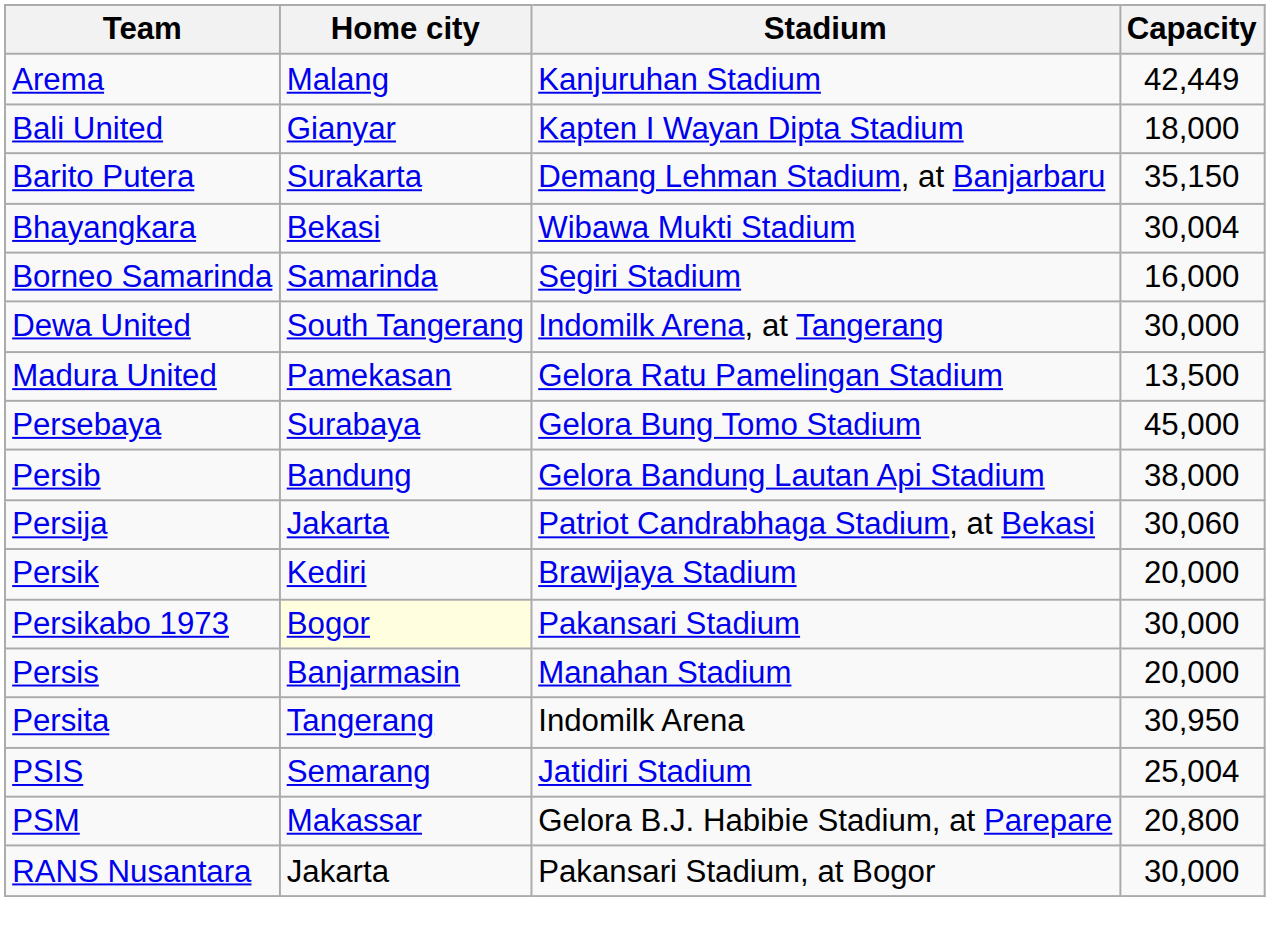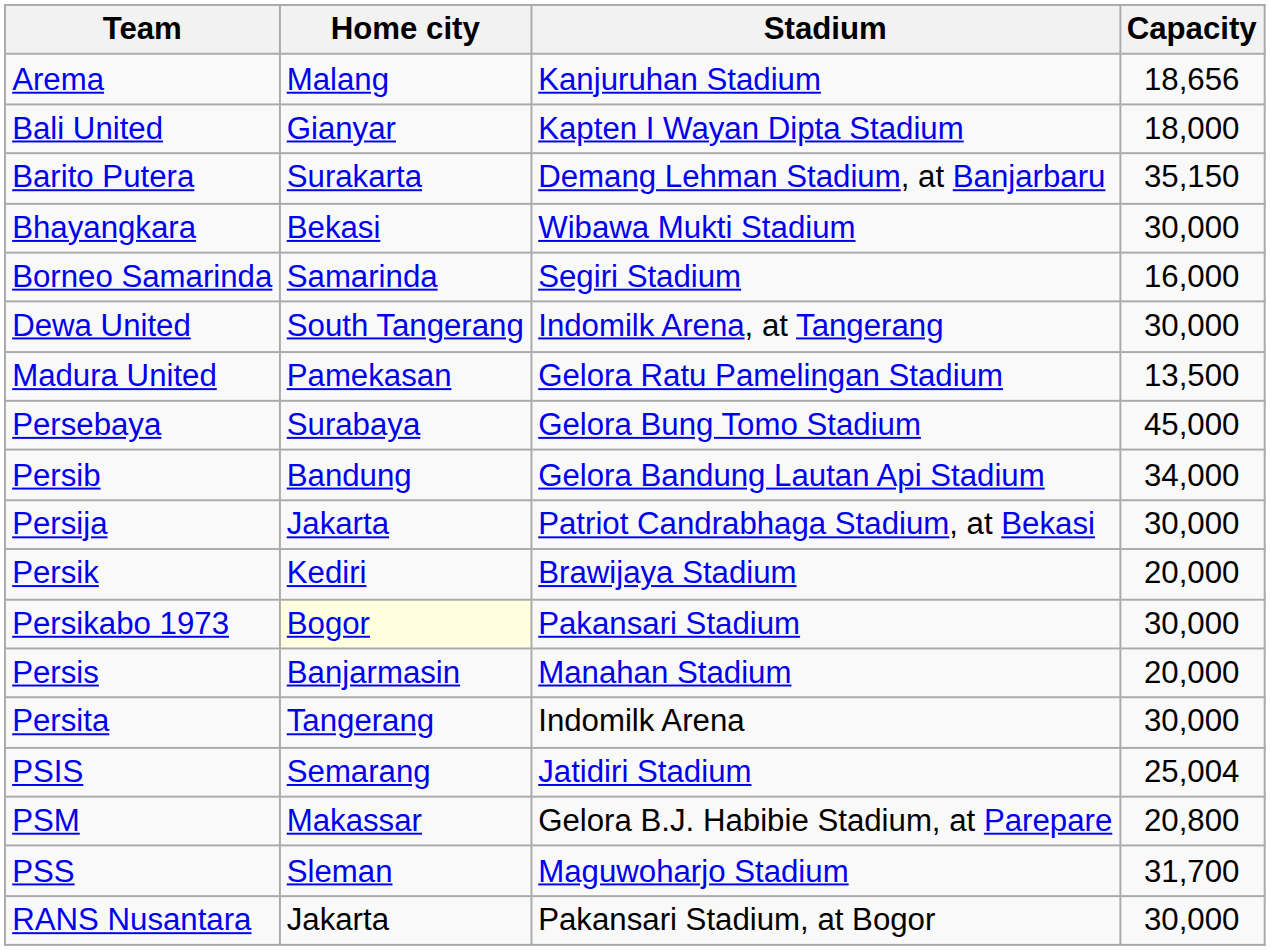(1192, 78) 42,449 -> (1192, 78) 18,656
(1192, 227) 30,004 -> (1192, 227) 30,000
(1192, 474) 38,000 -> (1192, 474) 34,000
(1192, 524) 30,060 -> (1192, 524) 30,000
(1192, 721) 30,950 -> (1192, 721) 30,000
+ row: (43, 870)
